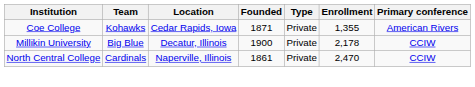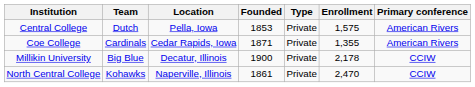+ row: (53, 27)
(126, 27) Kohawks -> (126, 43) Cardinals
(126, 58) Cardinals -> (126, 74) Kohawks
